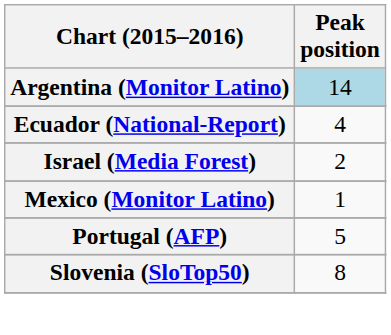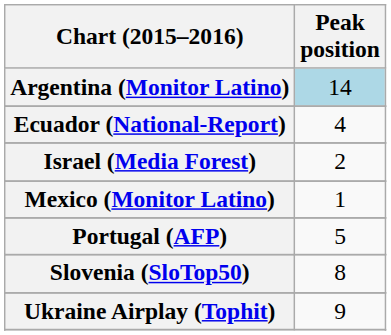+ row: (150, 310)
